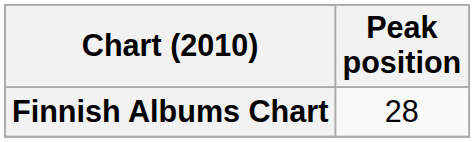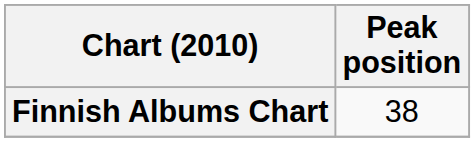(402, 111) 28 -> (402, 111) 38
